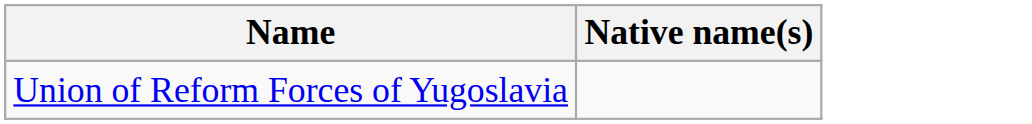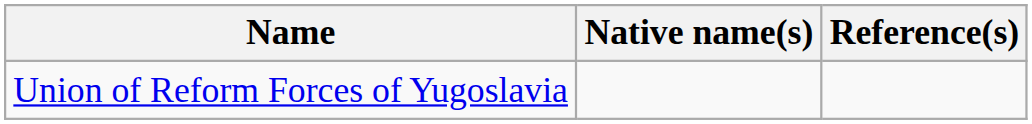+ column: (924, 32)
